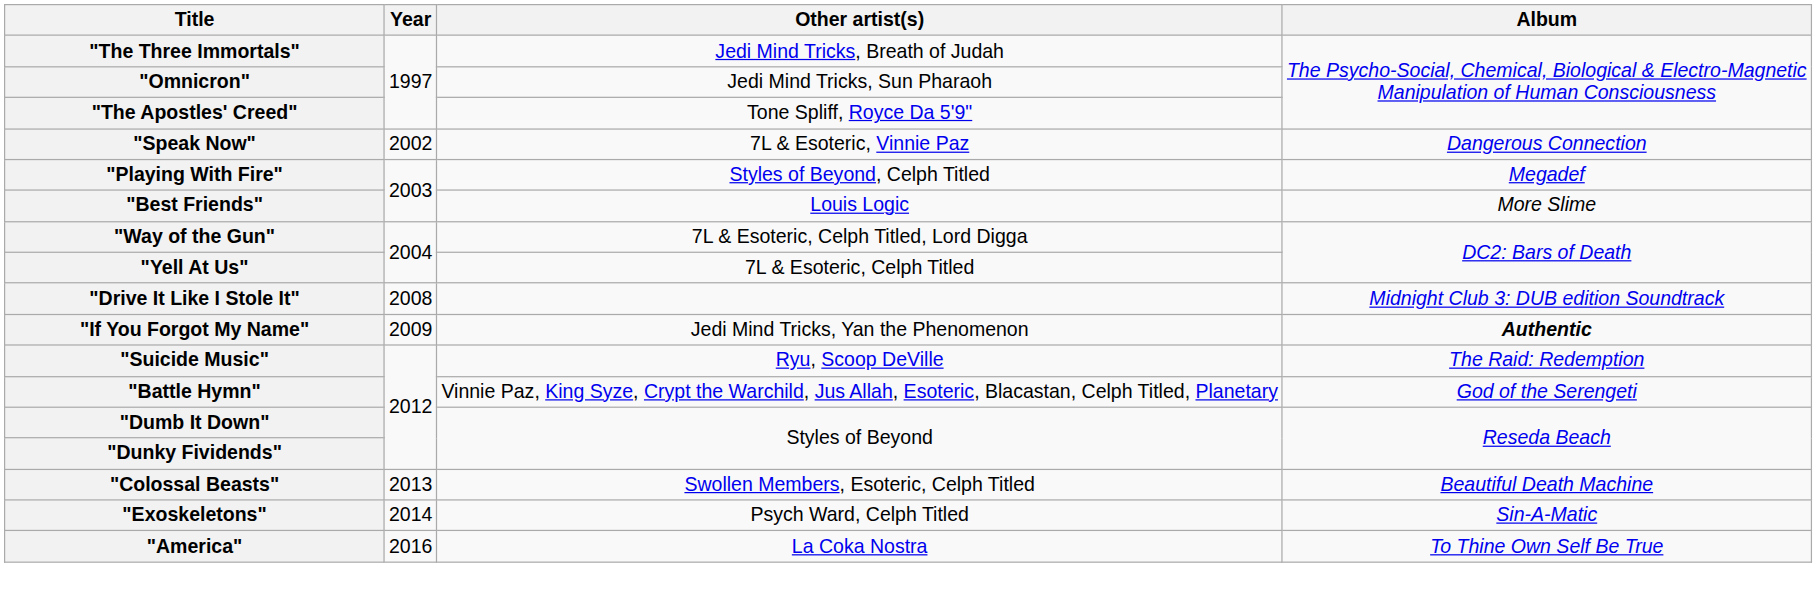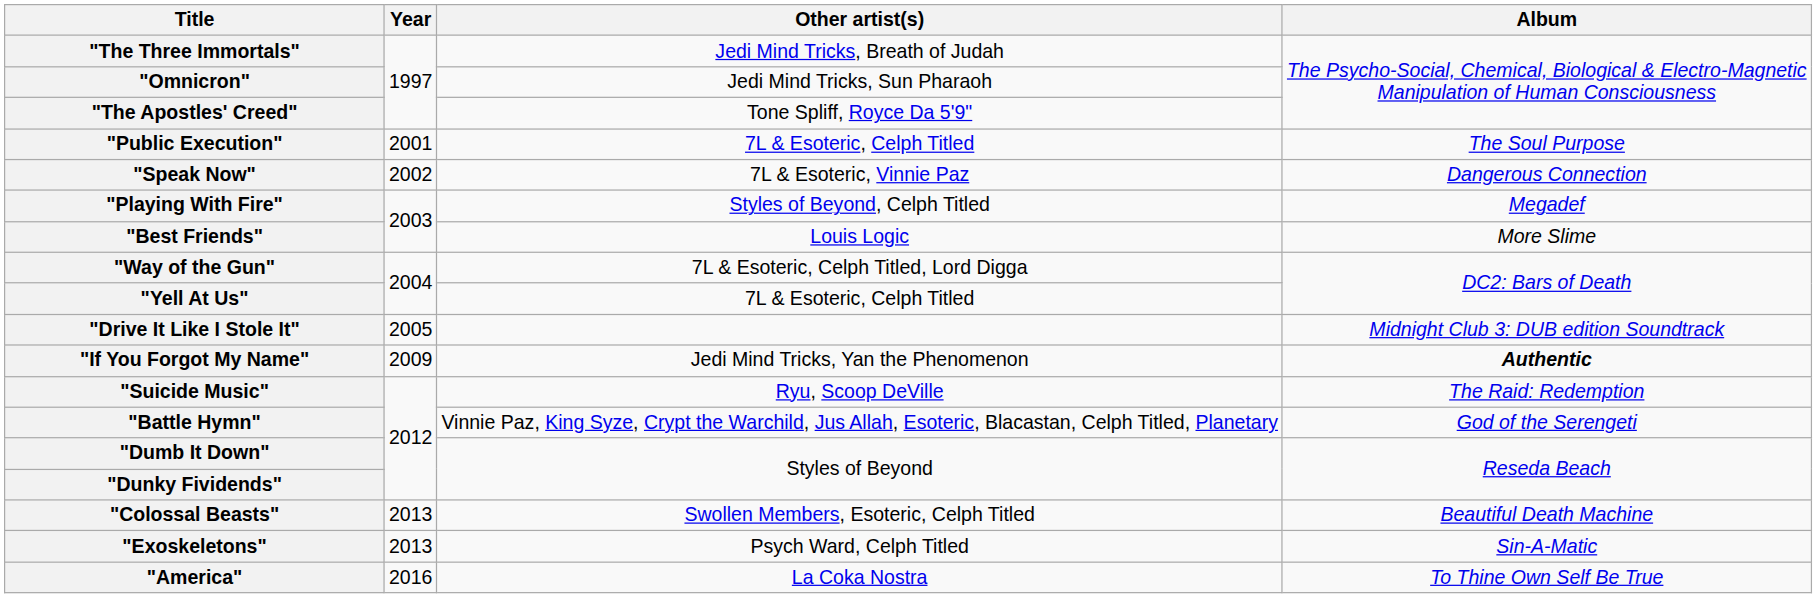+ row: (195, 143)
(411, 298) 2008 -> (411, 329) 2005
(411, 515) 2014 -> (411, 546) 2013
